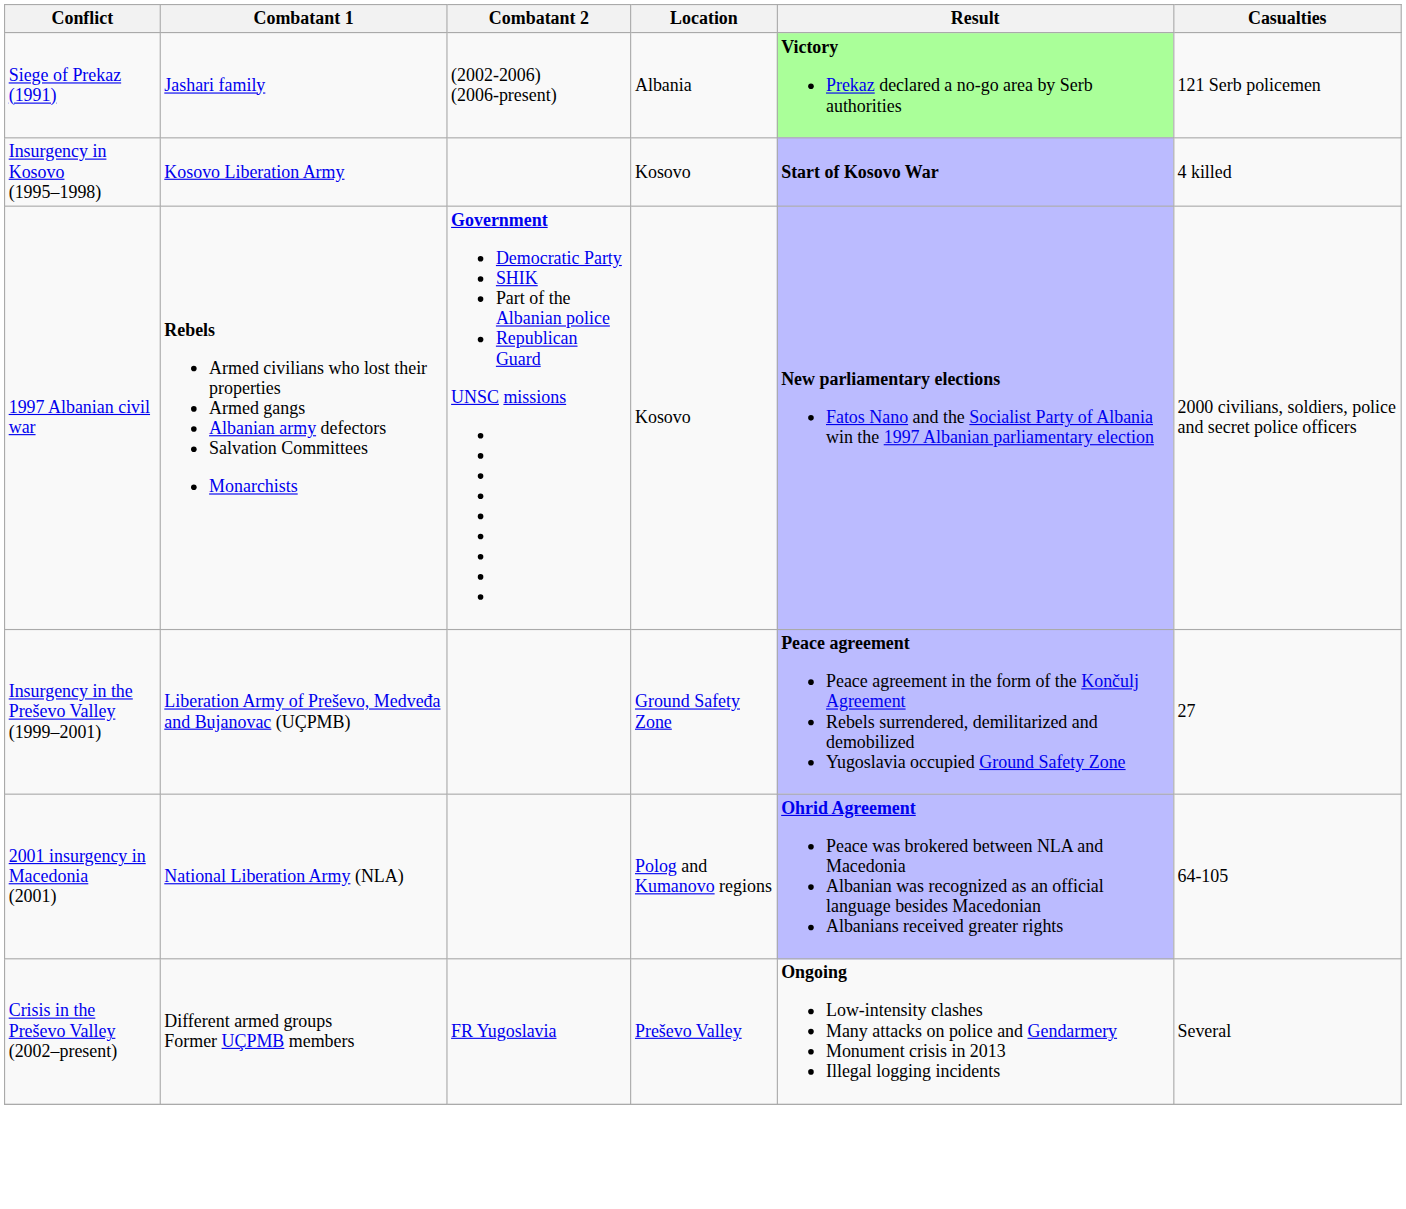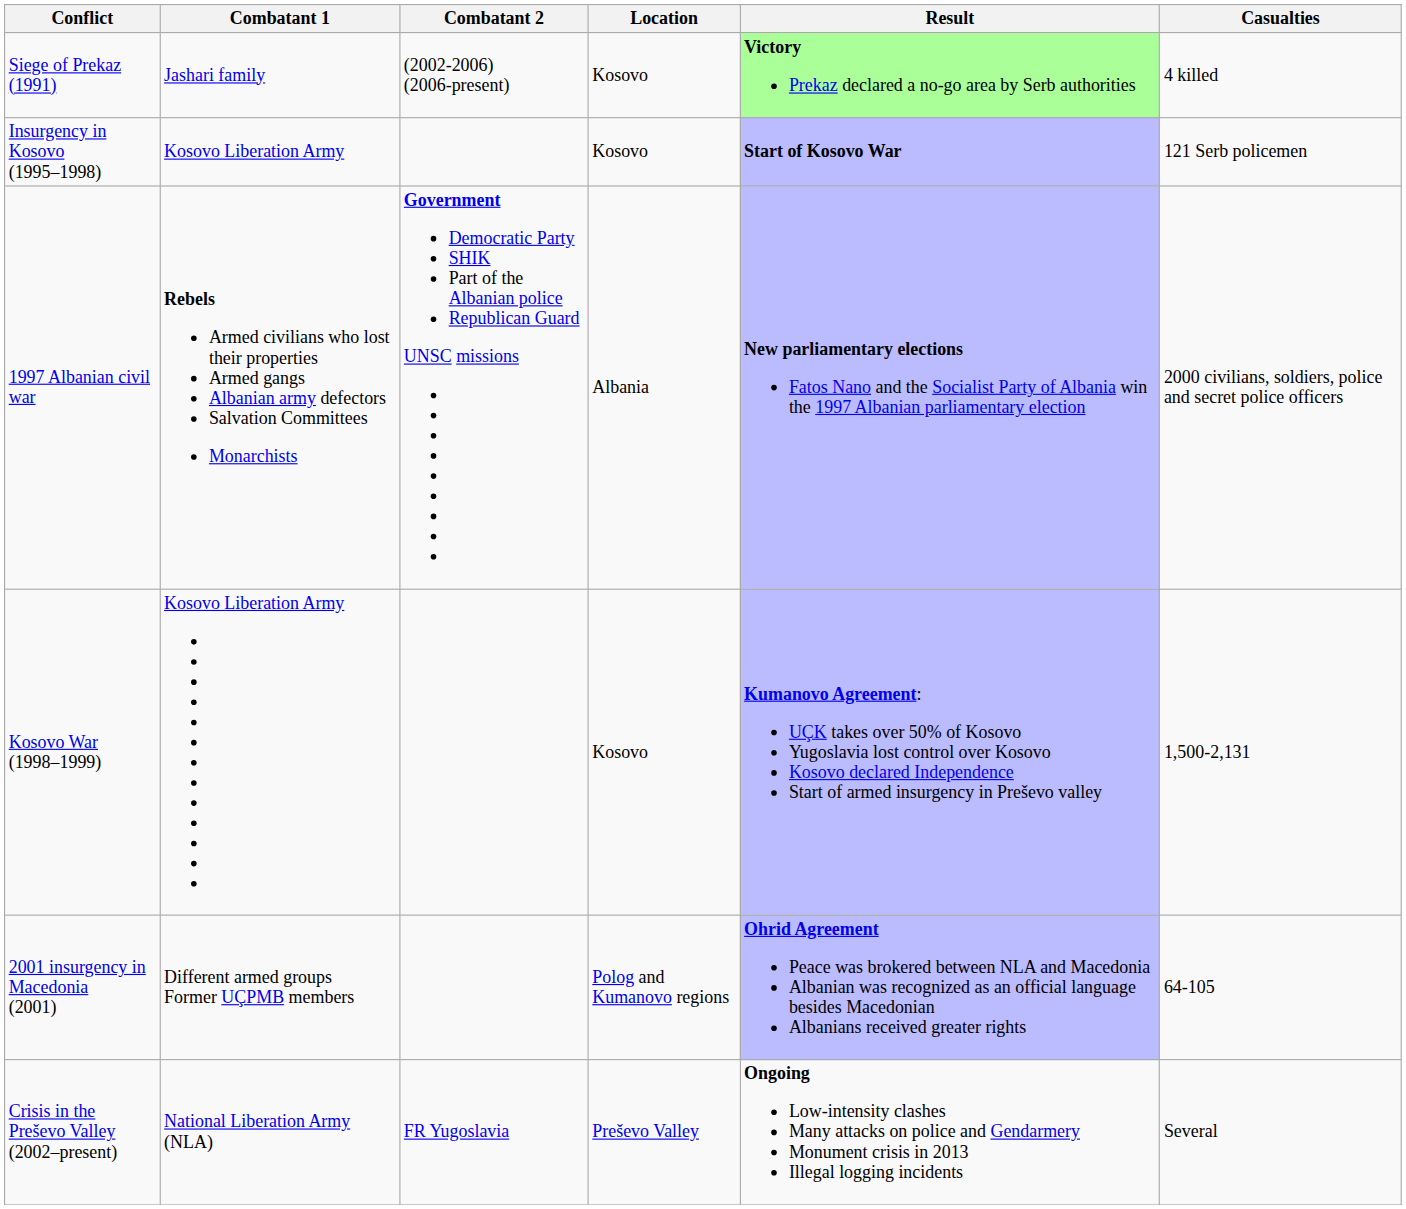(663, 85) Albania -> (620, 75) Kosovo
(1249, 85) 121 Serb policemen -> (1191, 75) 4 killed
(1205, 171) 4 killed -> (1236, 151) 121 Serb policemen
(663, 417) Kosovo -> (621, 387) Albania
+ row: (55, 751)
- row: (71, 711)
(284, 876) National Liberation Army (NLA) -> (259, 987) Different armed groups Former UÇPMB members
(259, 1031) Different armed groups Former UÇPMB members -> (257, 1132) National Liberation Army (NLA)
